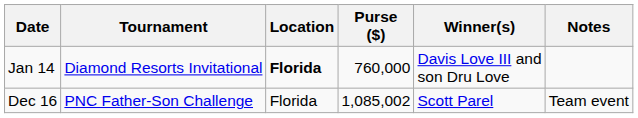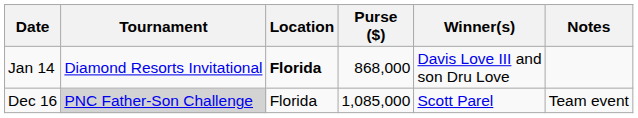(382, 68) 760,000 -> (382, 68) 868,000
(159, 101) no background -> (159, 101) lightgrey background
(376, 101) 1,085,002 -> (376, 101) 1,085,000
